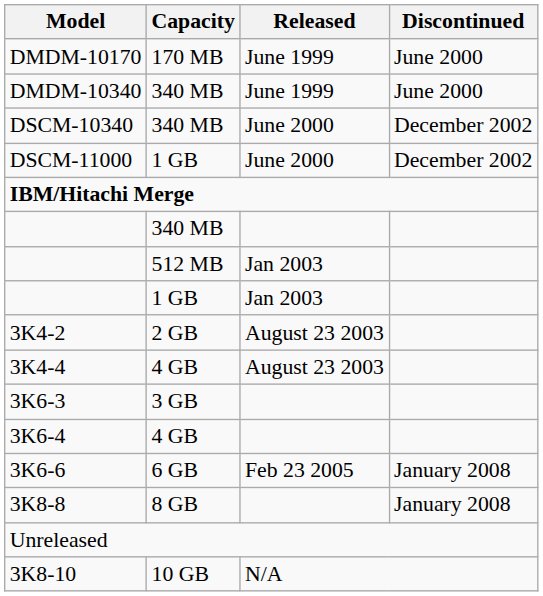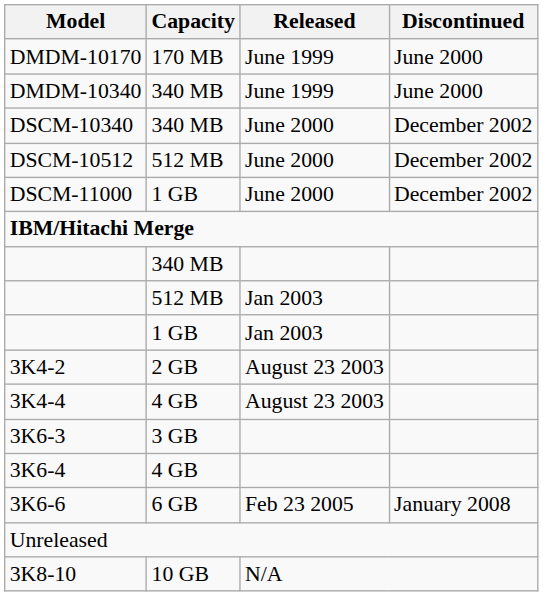+ row: (71, 159)
- row: (38, 504)
